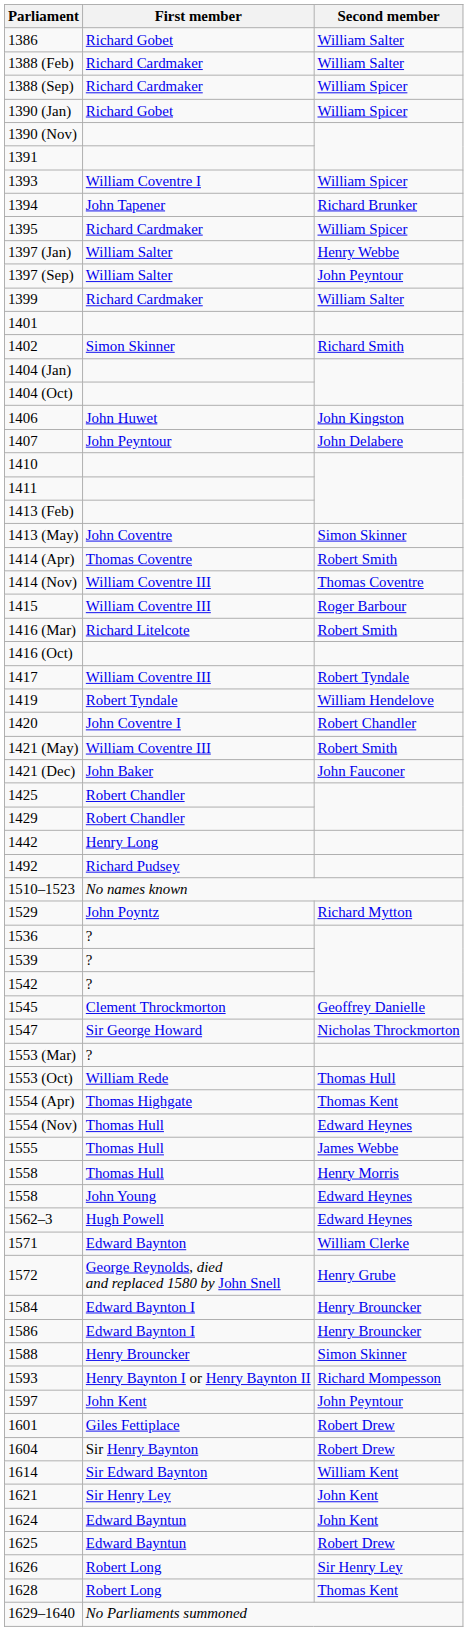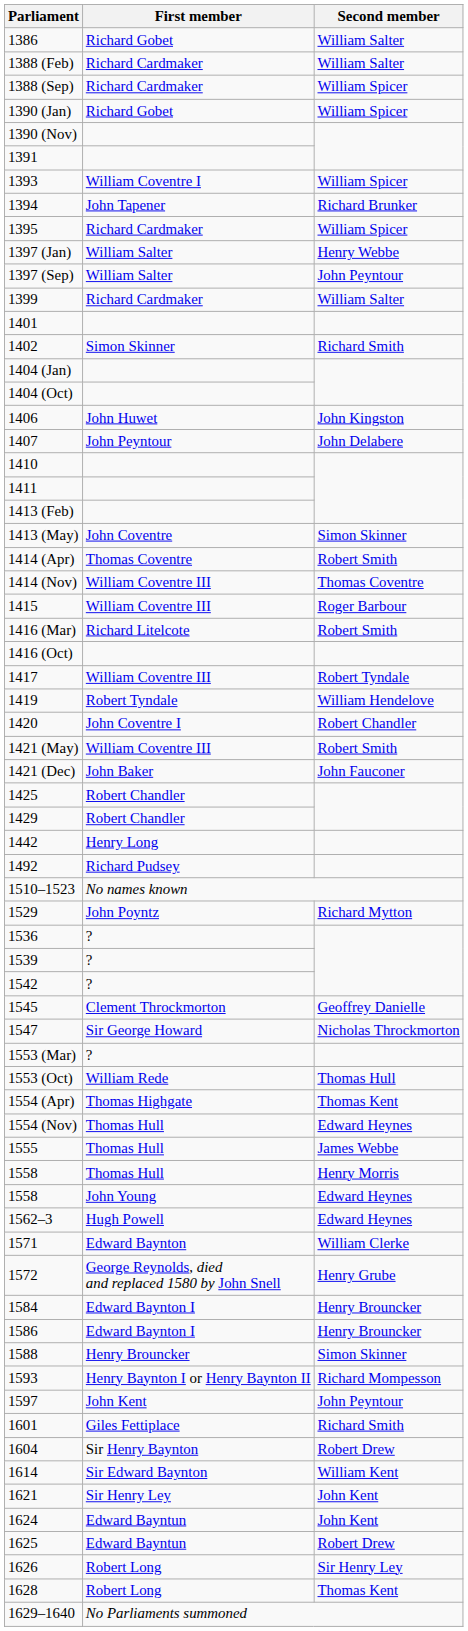(356, 1425) Robert Drew -> (361, 1425) Richard Smith
